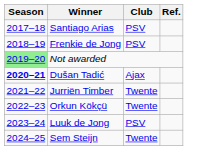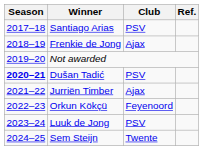(135, 43) PSV -> (135, 43) Ajax
(26, 59) lightgreen background -> (26, 59) no background
(135, 75) Ajax -> (135, 75) PSV
(141, 91) Twente -> (135, 91) Ajax
(141, 106) Twente -> (149, 106) Feyenoord
